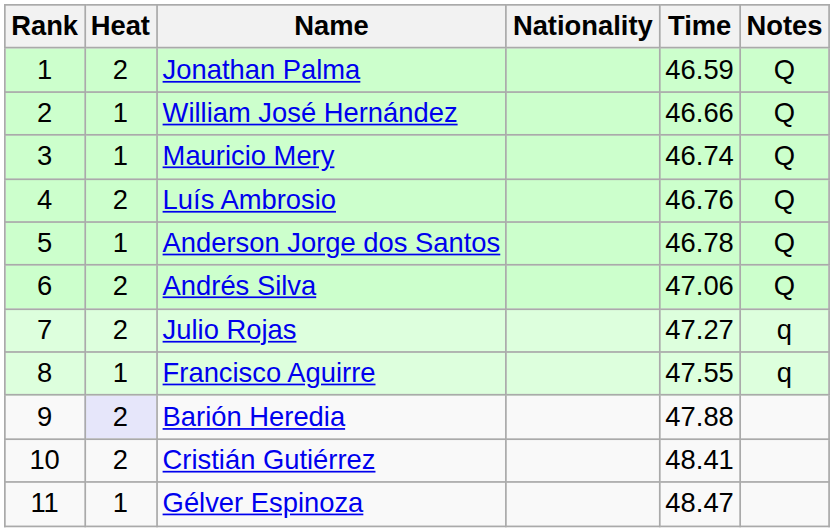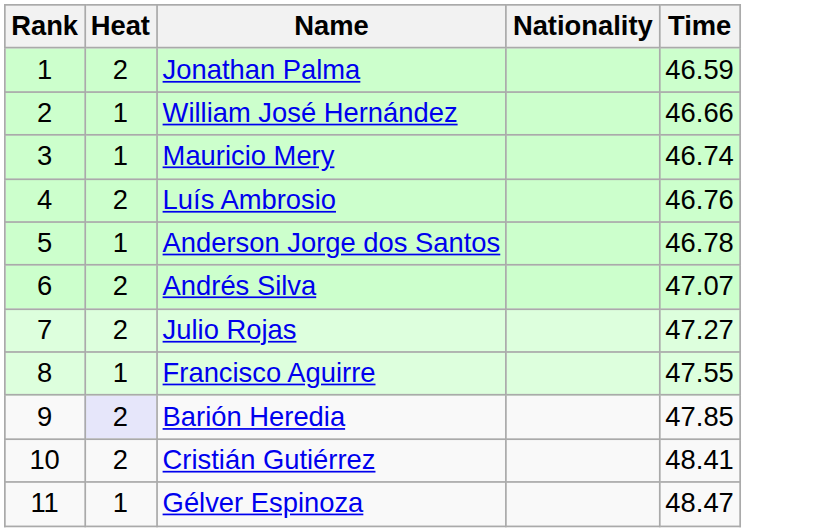- column: (784, 26)
(700, 286) 47.06 -> (700, 286) 47.07
(700, 416) 47.88 -> (700, 416) 47.85
